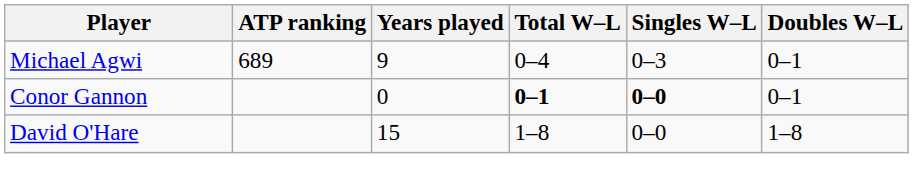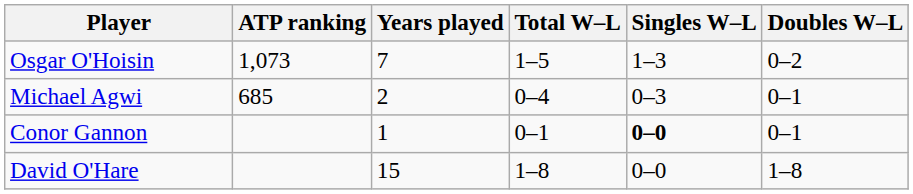+ row: (82, 59)
(256, 59) 689 -> (256, 96) 685
(383, 59) 9 -> (383, 96) 2
(383, 96) 0 -> (383, 133) 1
(532, 96) bold -> (532, 133) normal
